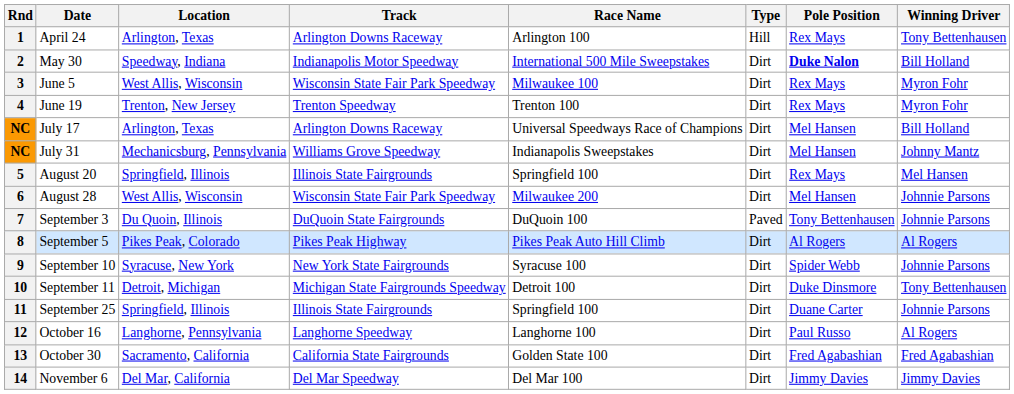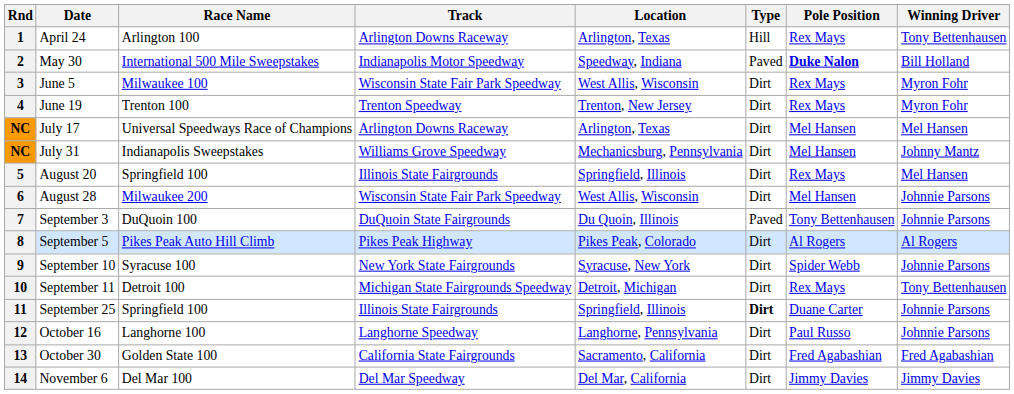columns swapped: (627, 15) <-> (204, 15)
(760, 60) Dirt -> (766, 60) Paved
(935, 128) Bill Holland -> (934, 128) Mel Hansen
(833, 287) Duke Dinsmore -> (817, 287) Rex Mays
(760, 310) normal -> (761, 310) bold
(929, 332) Al Rogers -> (945, 332) Johnnie Parsons
